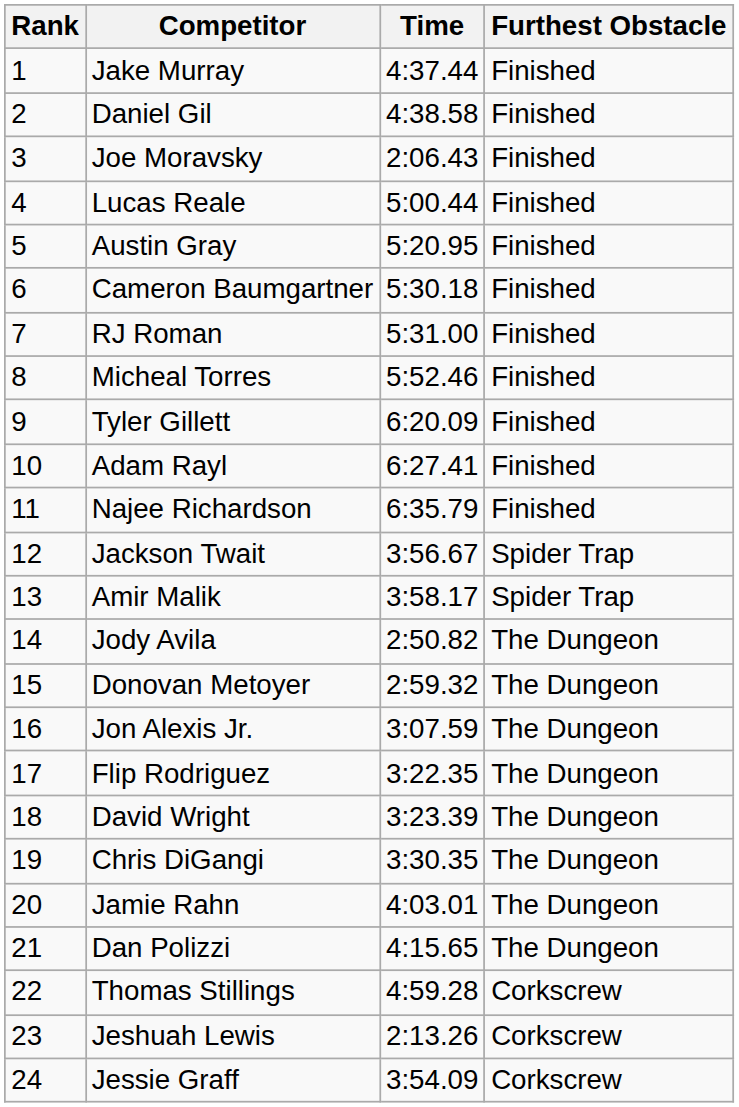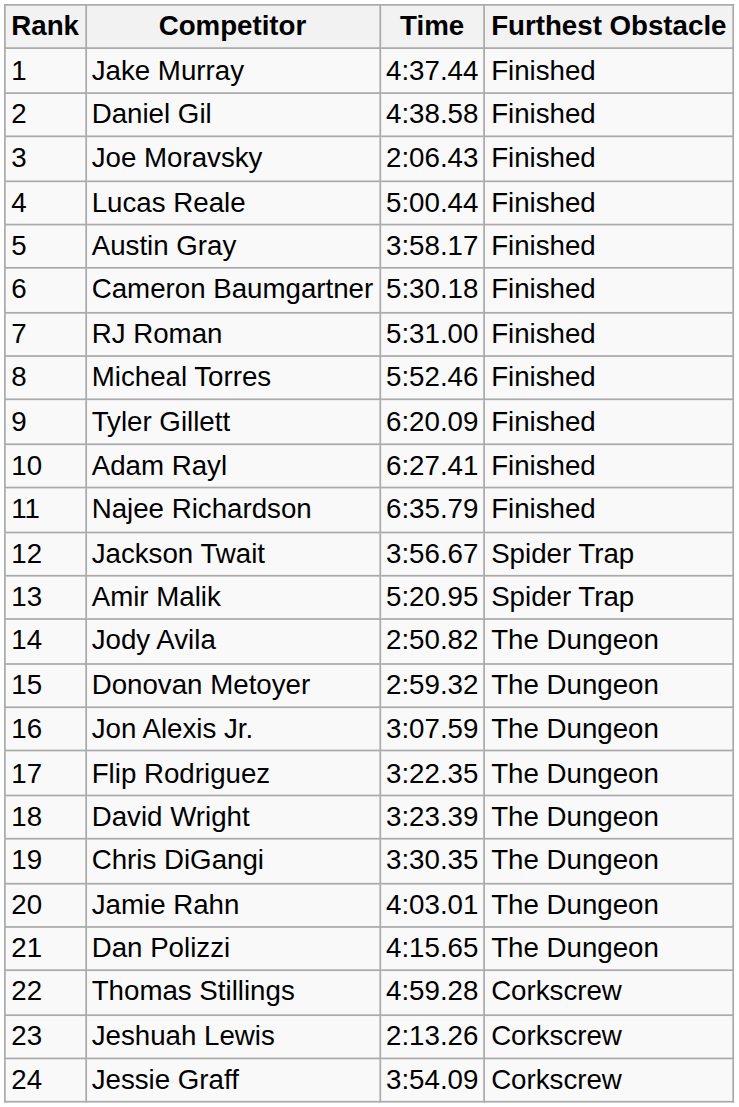(432, 245) 5:20.95 -> (432, 245) 3:58.17
(432, 597) 3:58.17 -> (432, 597) 5:20.95
